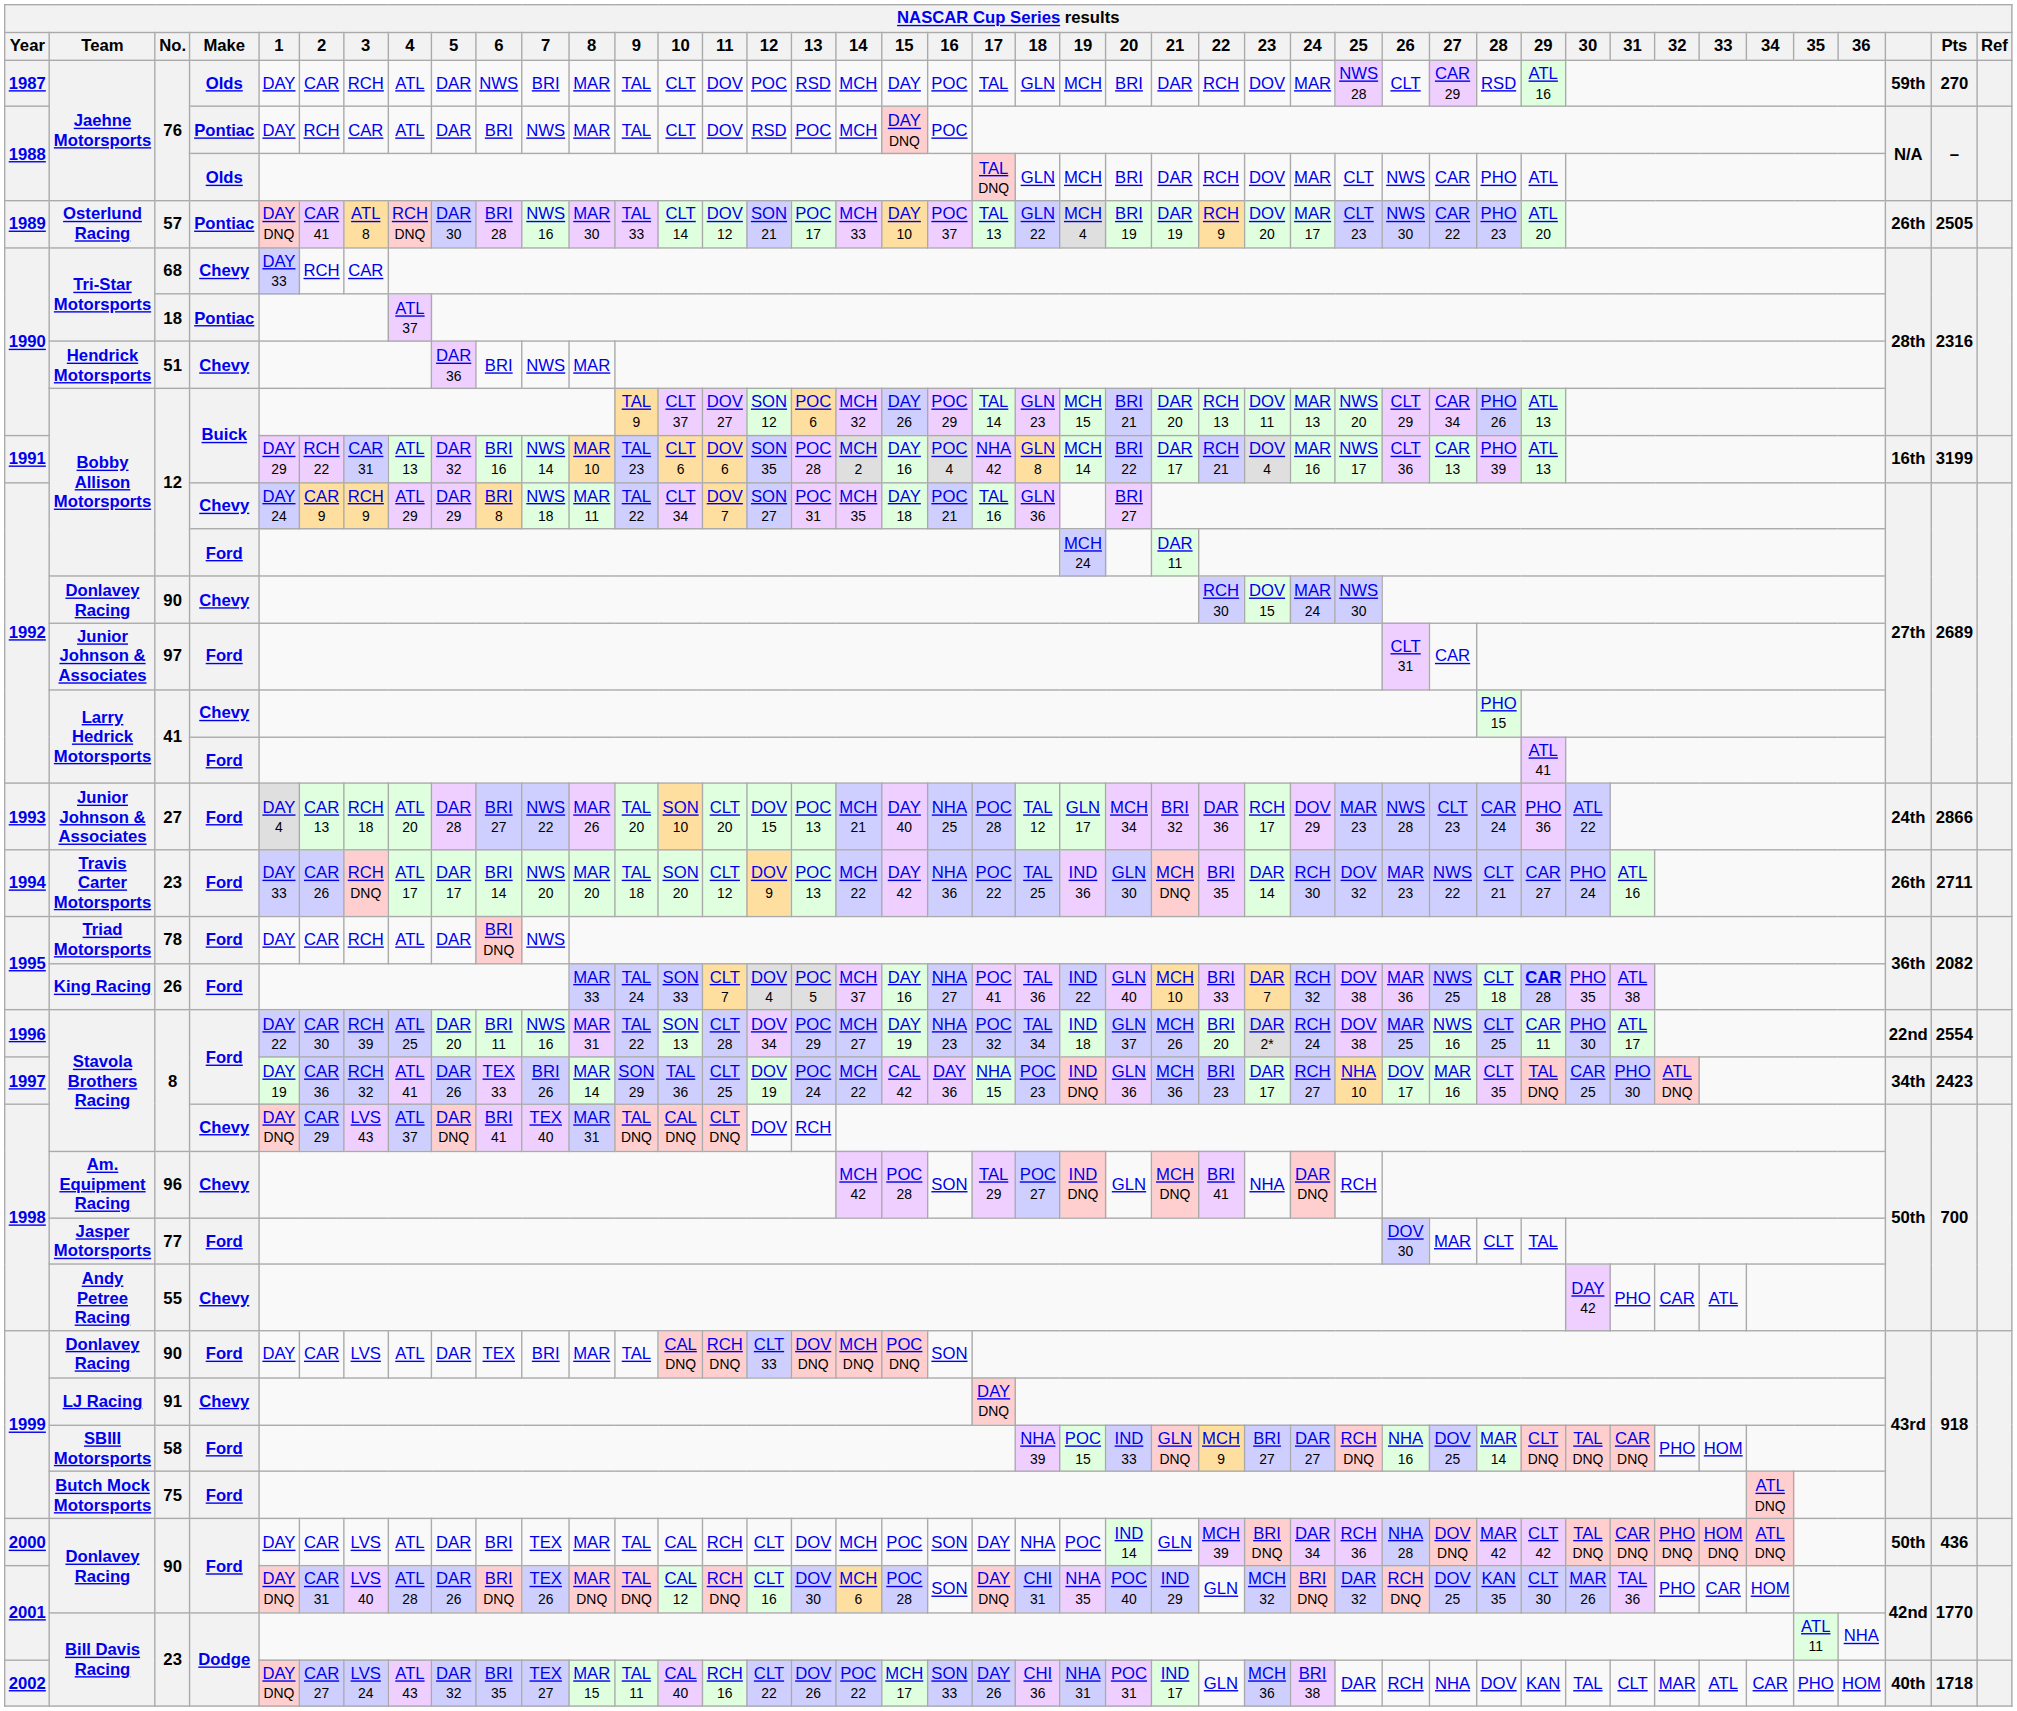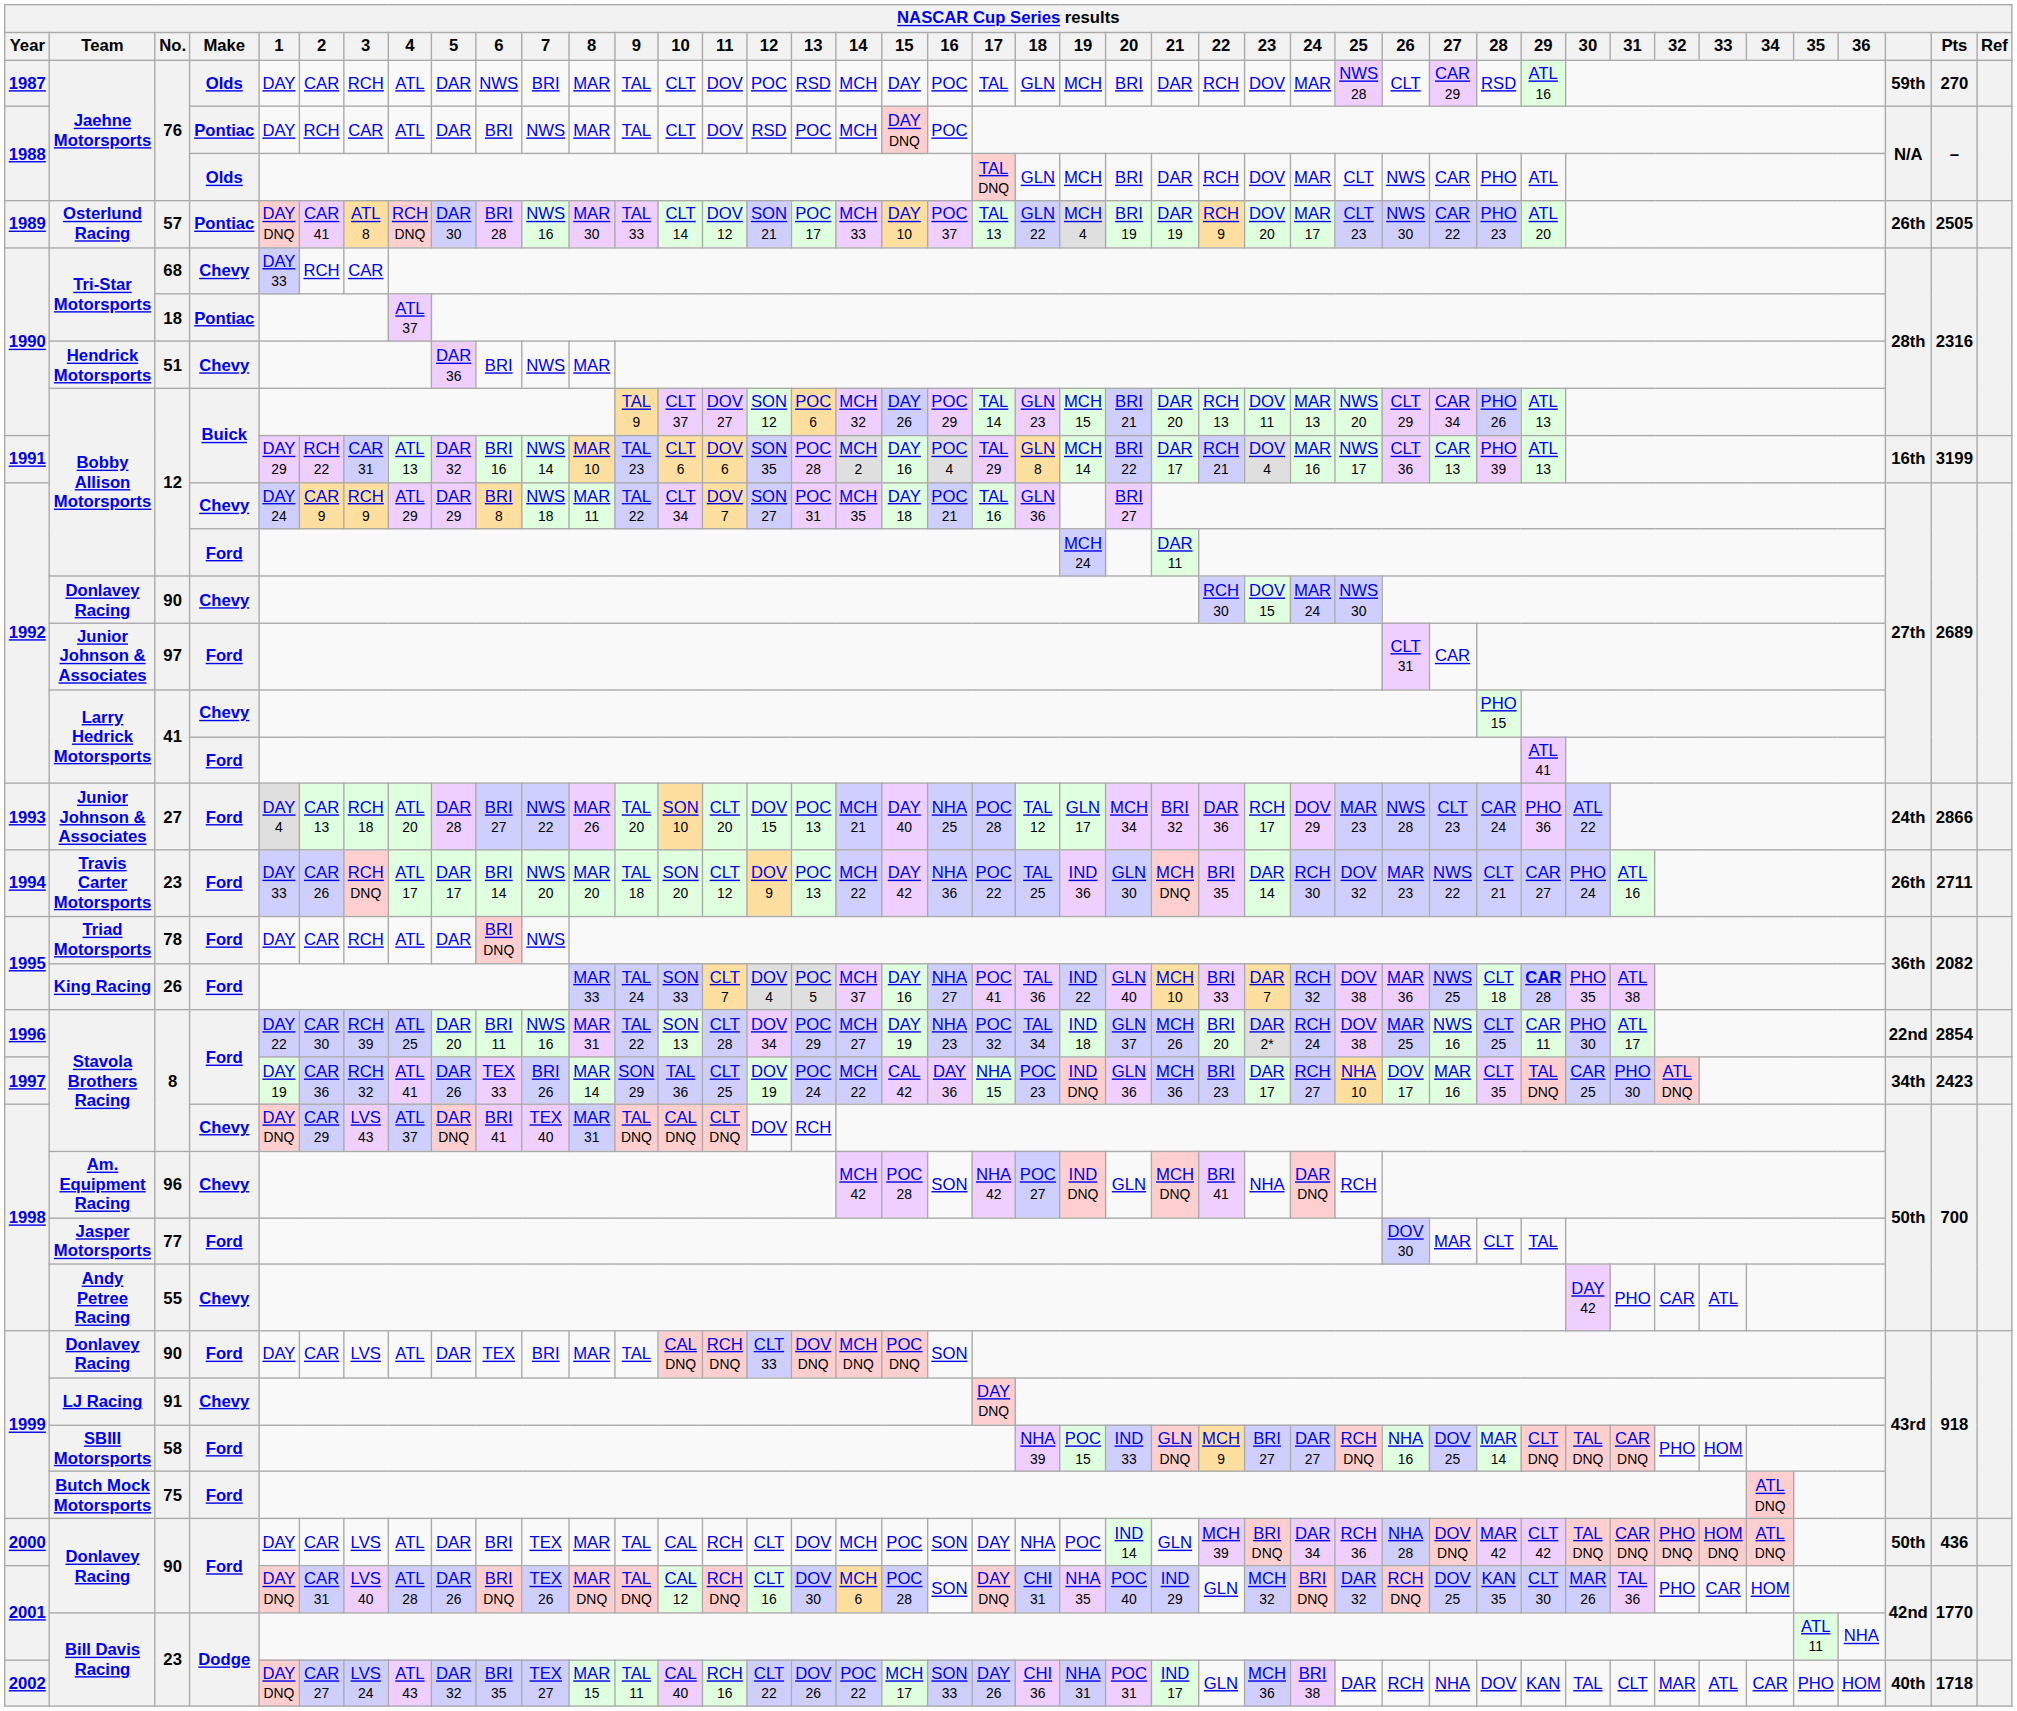(994, 458) NHA 42 -> (994, 458) TAL 29
(1954, 1034) 2554 -> (1954, 1034) 2854
(994, 1184) TAL 29 -> (994, 1184) NHA 42
